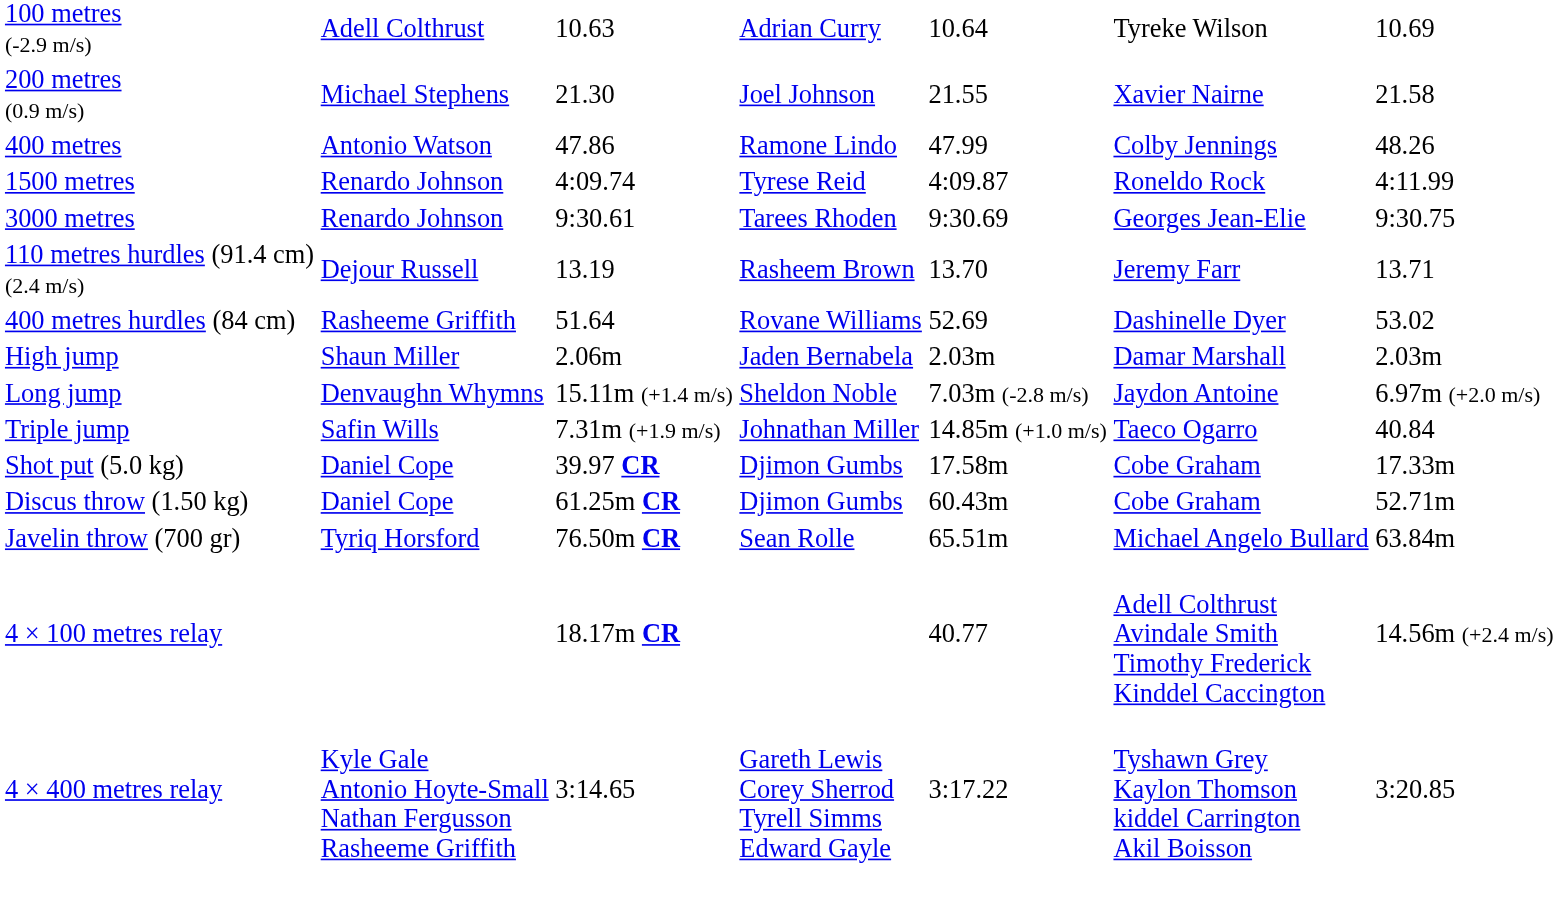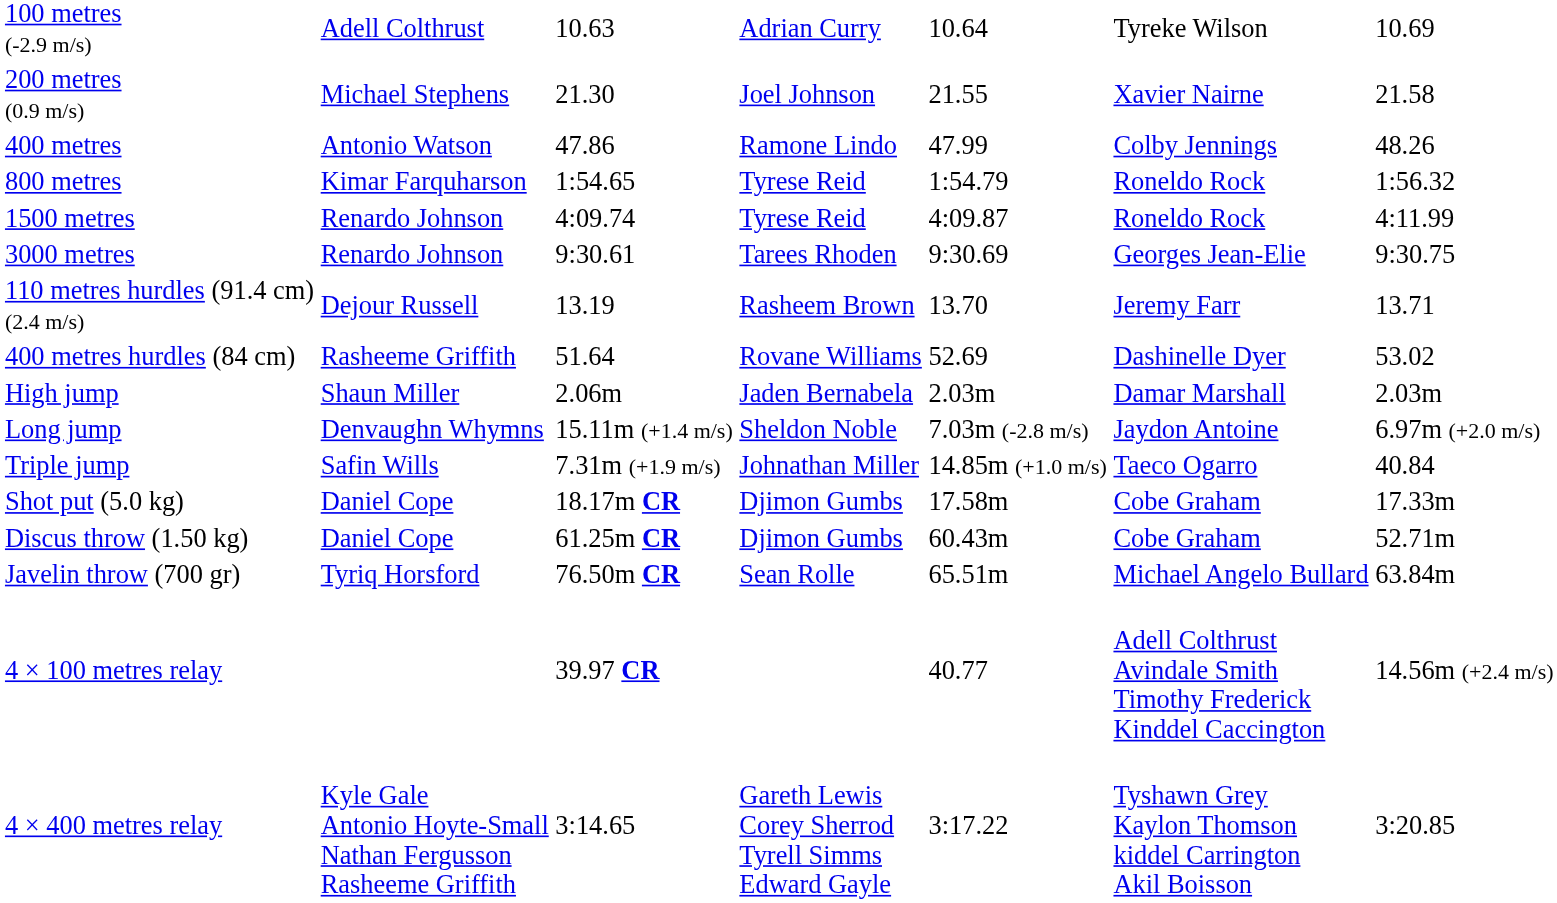+ row: (63, 181)
(607, 465) 39.97 CR -> (618, 501) 18.17m CR
(618, 633) 18.17m CR -> (607, 670) 39.97 CR
